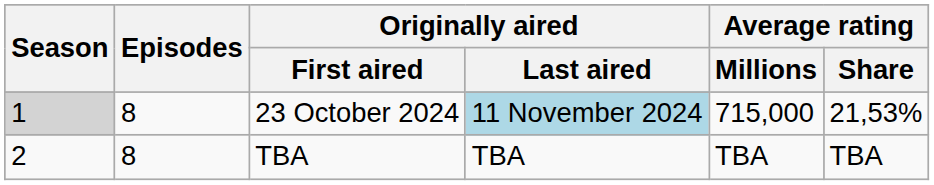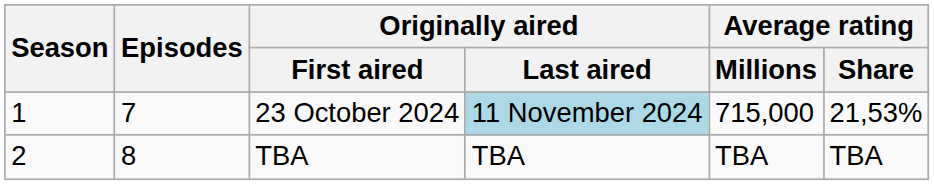(19, 112) lightgrey background -> (19, 112) no background
(129, 112) 8 -> (129, 112) 7
